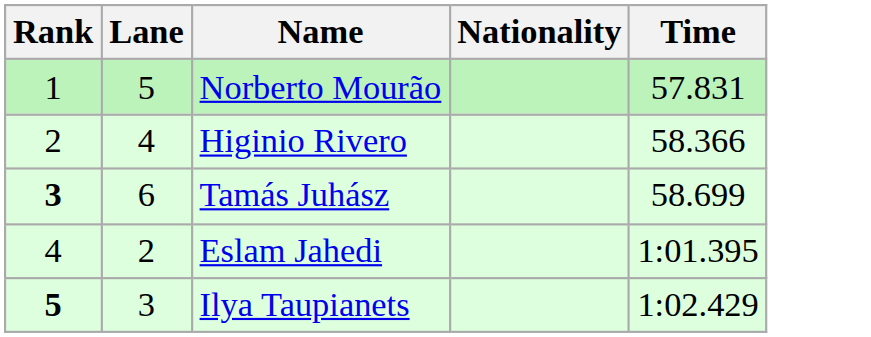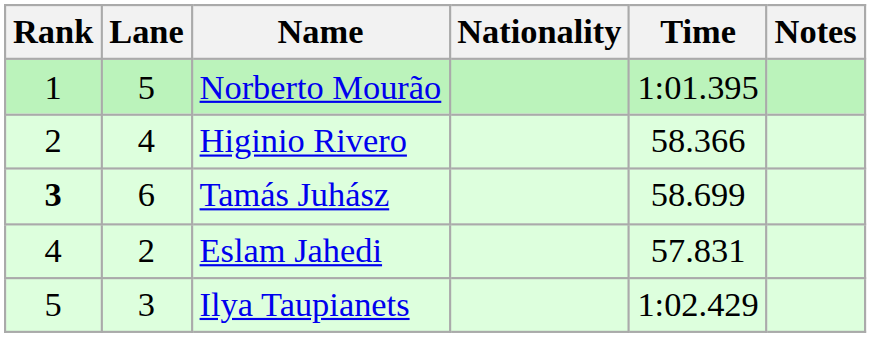+ column: (816, 31)
(698, 86) 57.831 -> (698, 86) 1:01.395
(698, 250) 1:01.395 -> (698, 250) 57.831
(53, 304) bold -> (53, 304) normal
